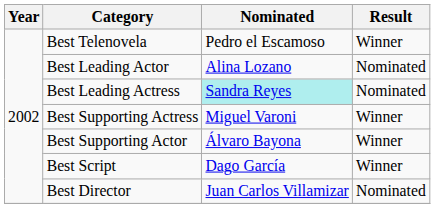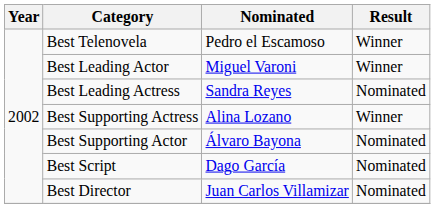(248, 66) Alina Lozano -> (251, 66) Miguel Varoni
(391, 66) Nominated -> (379, 66) Winner
(248, 91) paleturquoise background -> (248, 91) no background
(251, 116) Miguel Varoni -> (248, 116) Alina Lozano
(379, 141) Winner -> (391, 141) Nominated
(379, 166) Winner -> (391, 166) Nominated
